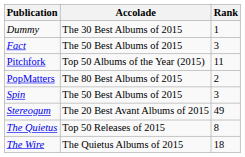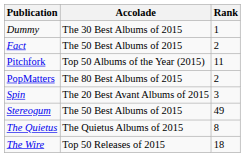(216, 45) 3 -> (216, 45) 2
(122, 95) The 50 Best Albums of 2015 -> (136, 95) The 20 Best Avant Albums of 2015
(136, 111) The 20 Best Avant Albums of 2015 -> (122, 111) The 50 Best Albums of 2015
(114, 128) Top 50 Releases of 2015 -> (123, 128) The Quietus Albums of 2015
(123, 144) The Quietus Albums of 2015 -> (114, 144) Top 50 Releases of 2015
